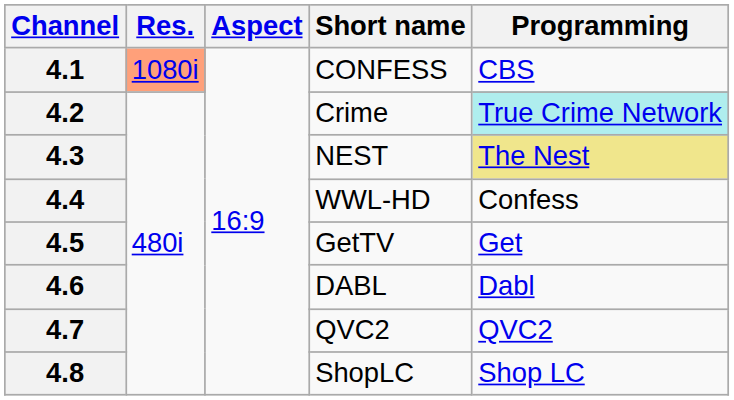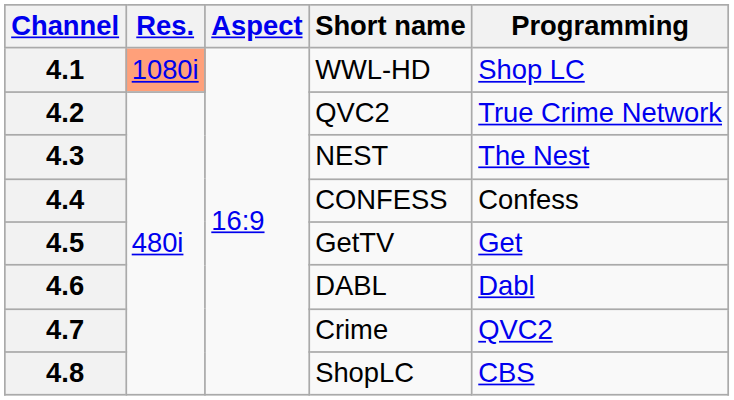(381, 69) CONFESS -> (373, 69) WWL-HD
(506, 69) CBS -> (531, 69) Shop LC
(352, 112) Crime -> (352, 112) QVC2
(600, 112) paleturquoise background -> (600, 112) no background
(534, 156) khaki background -> (534, 156) no background
(373, 199) WWL-HD -> (381, 199) CONFESS
(352, 329) QVC2 -> (352, 329) Crime
(531, 373) Shop LC -> (506, 373) CBS
